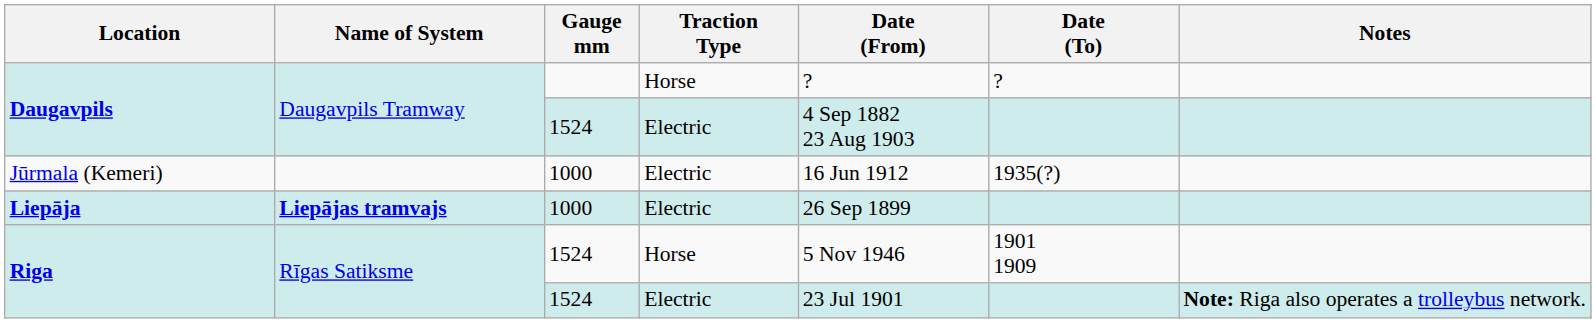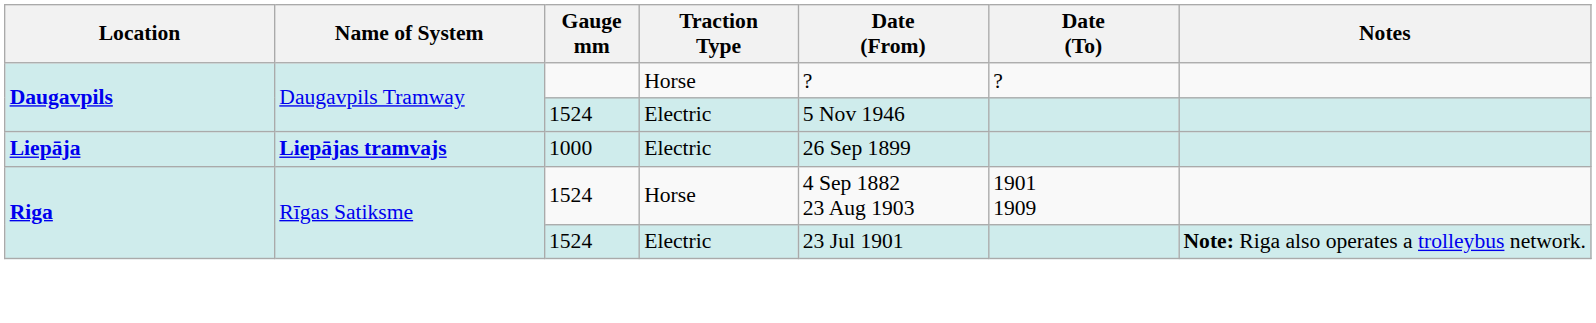(859, 126) 4 Sep 1882 23 Aug 1903 -> (854, 114) 5 Nov 1946
- row: (86, 172)
(854, 253) 5 Nov 1946 -> (859, 195) 4 Sep 1882 23 Aug 1903
